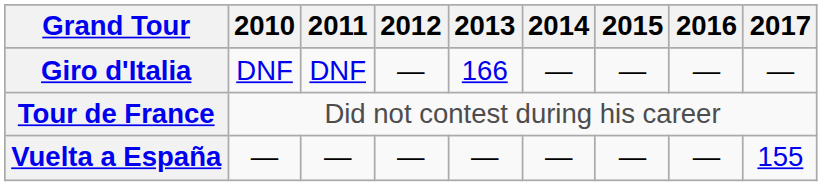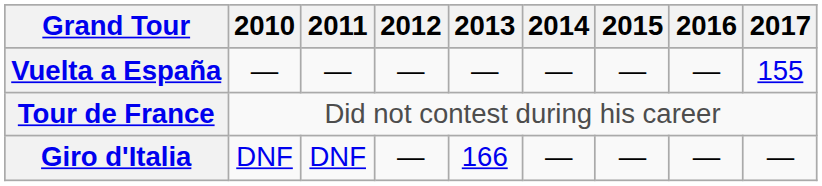rows swapped: (116, 69) <-> (116, 157)
